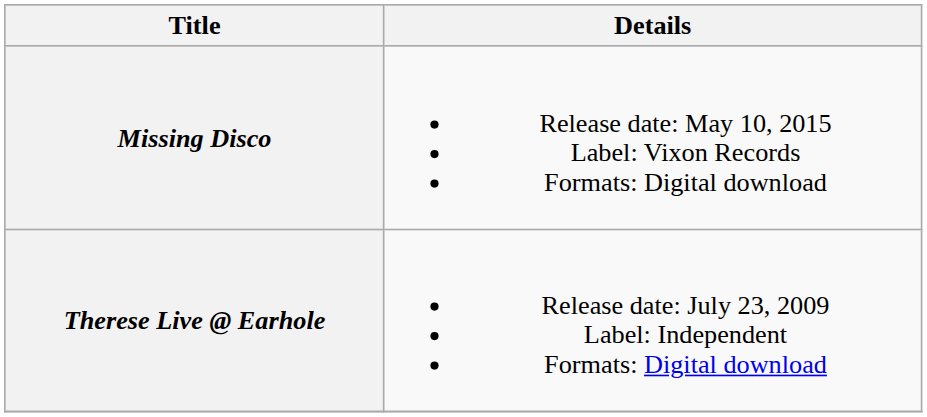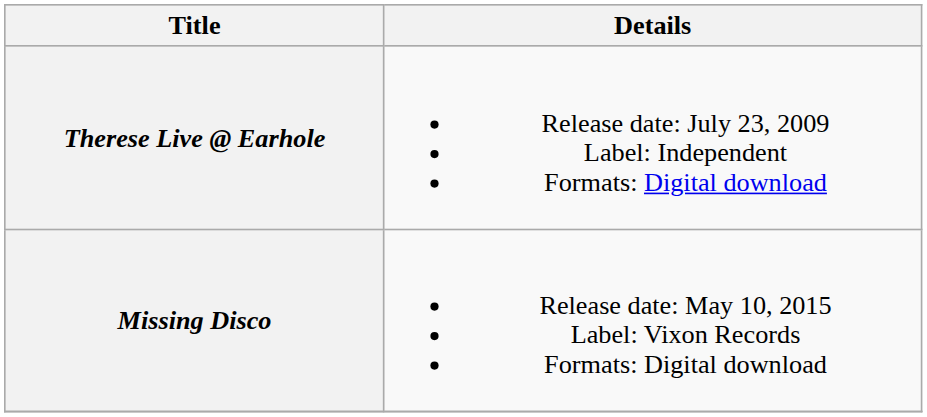rows swapped: (195, 320) <-> (195, 137)
